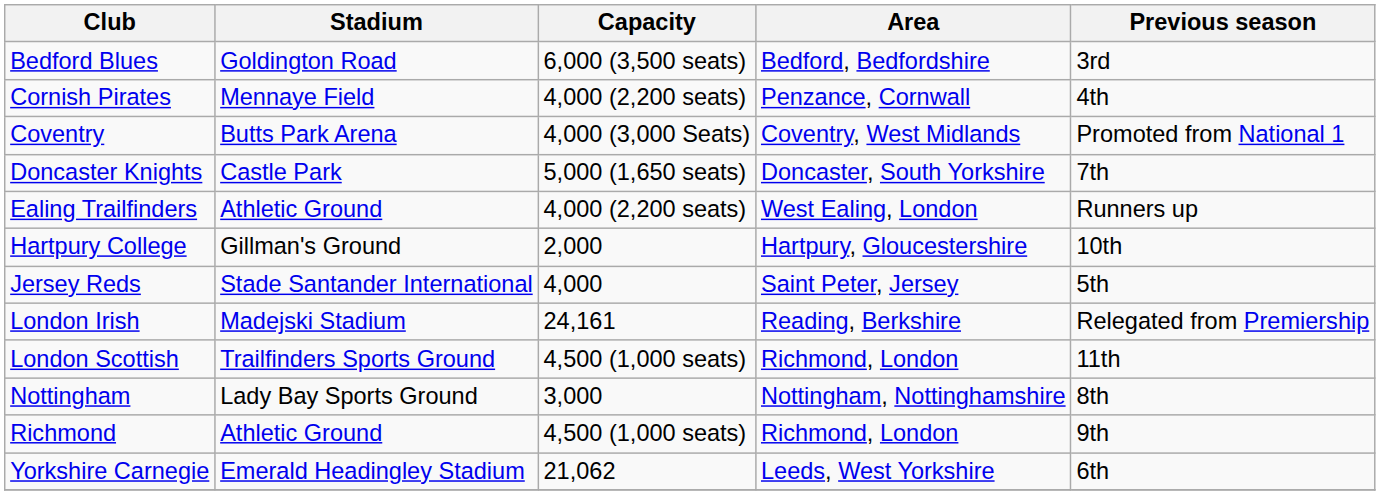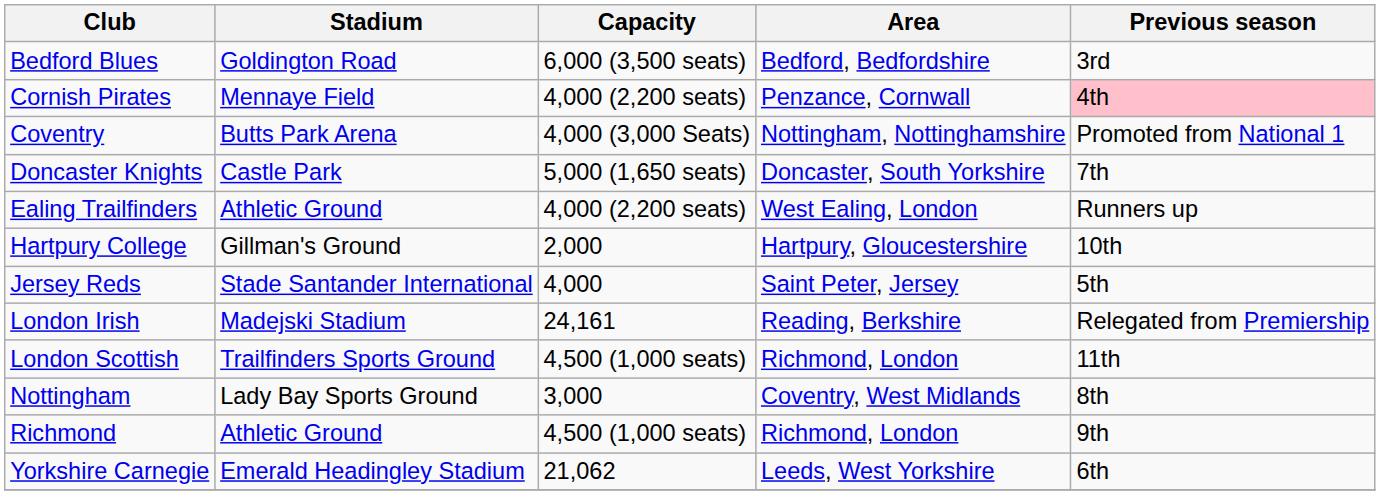(1093, 97) no background -> (1093, 97) pink background
(891, 135) Coventry, West Midlands -> (913, 135) Nottingham, Nottinghamshire
(913, 396) Nottingham, Nottinghamshire -> (891, 396) Coventry, West Midlands
